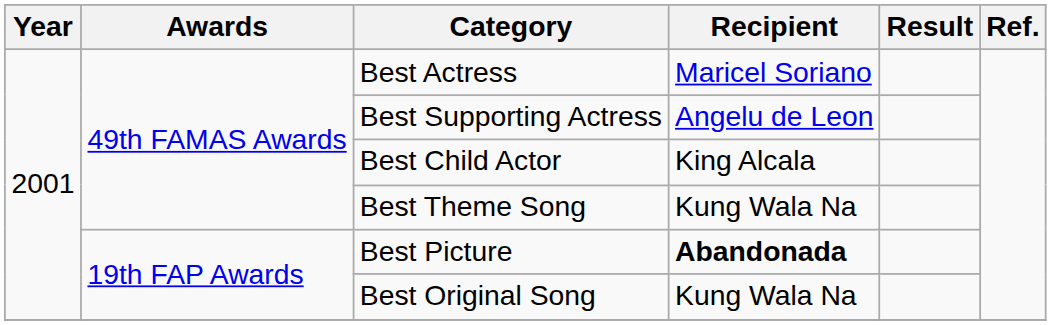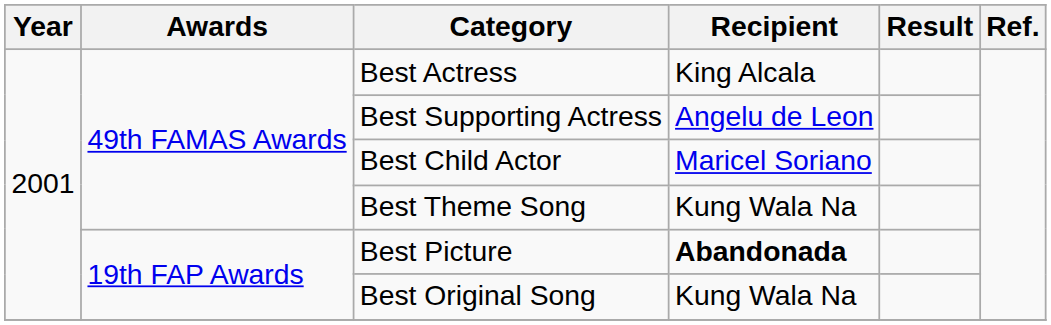(773, 71) Maricel Soriano -> (745, 71) King Alcala
(745, 161) King Alcala -> (773, 161) Maricel Soriano
